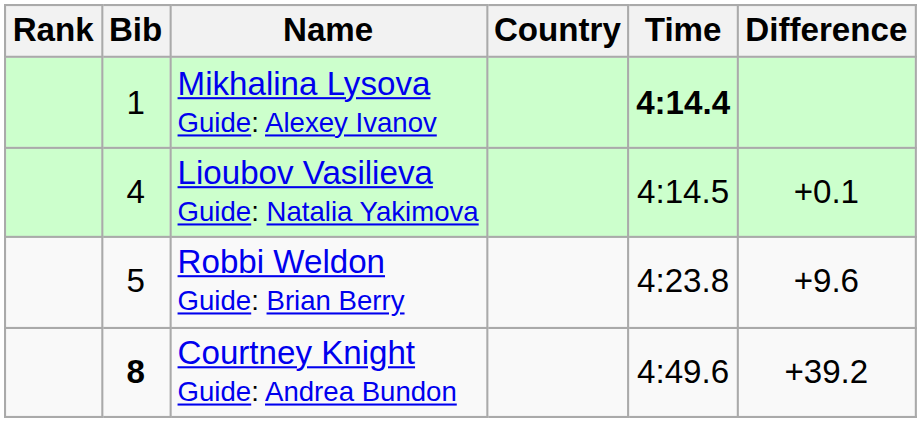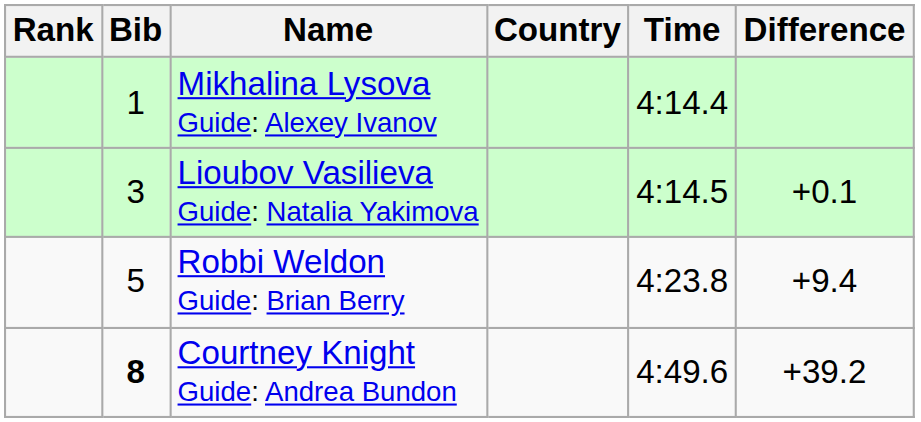(683, 101) bold -> (682, 101) normal
(136, 191) 4 -> (136, 191) 3
(826, 281) +9.6 -> (824, 281) +9.4
